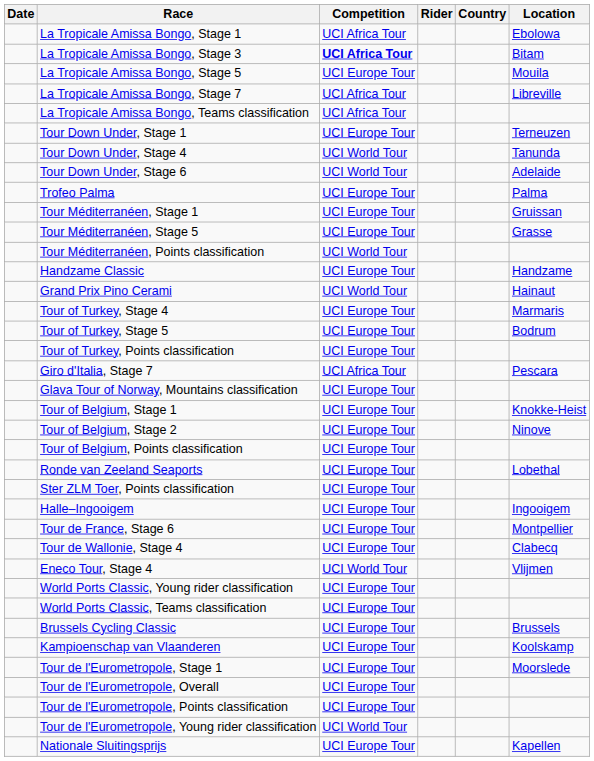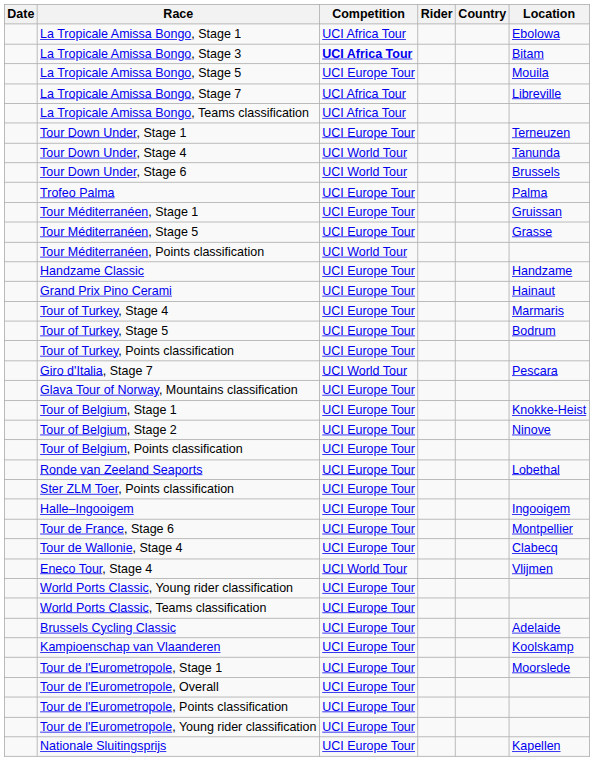(536, 172) Adelaide -> (536, 172) Brussels
(365, 291) UCI World Tour -> (369, 291) UCI Europe Tour
(364, 370) UCI Africa Tour -> (365, 370) UCI World Tour
(536, 627) Brussels -> (536, 627) Adelaide
(365, 726) UCI World Tour -> (369, 726) UCI Europe Tour
